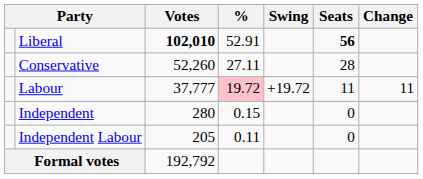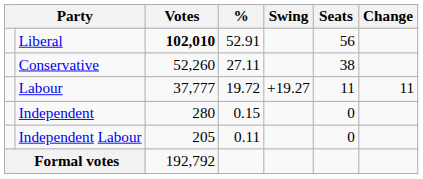(347, 40) bold -> (347, 40) normal
(347, 64) 28 -> (347, 64) 38
(243, 88) pink background -> (243, 88) no background
(289, 88) +19.72 -> (289, 88) +19.27
